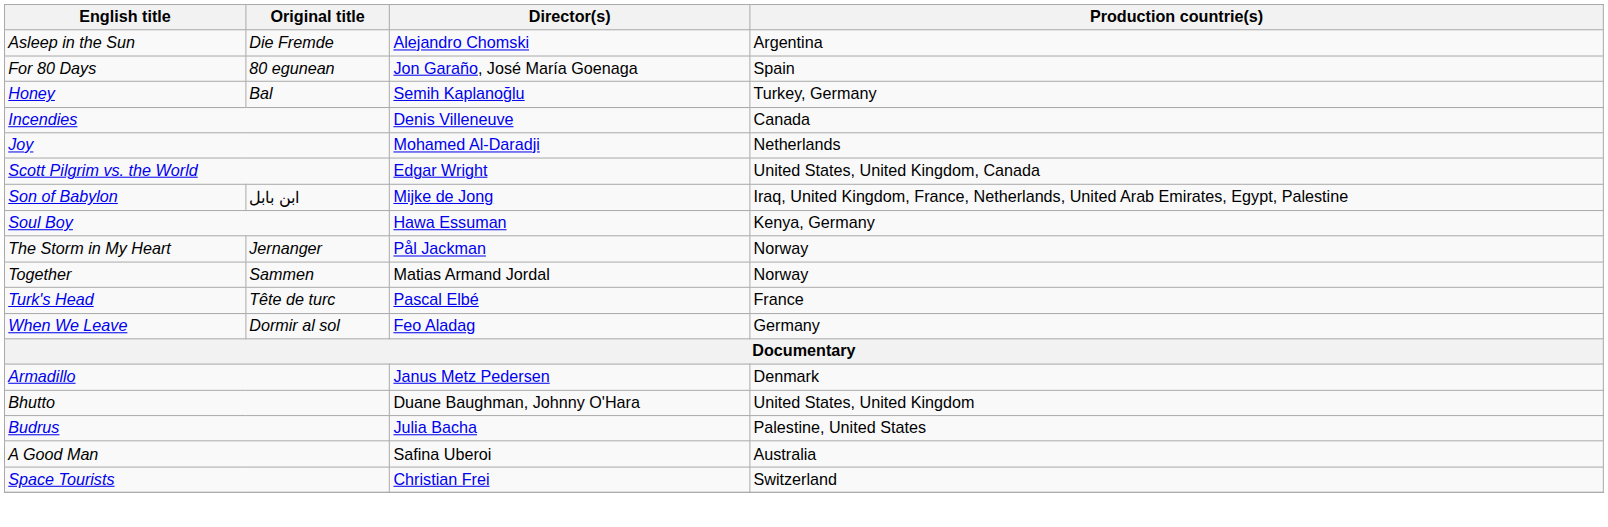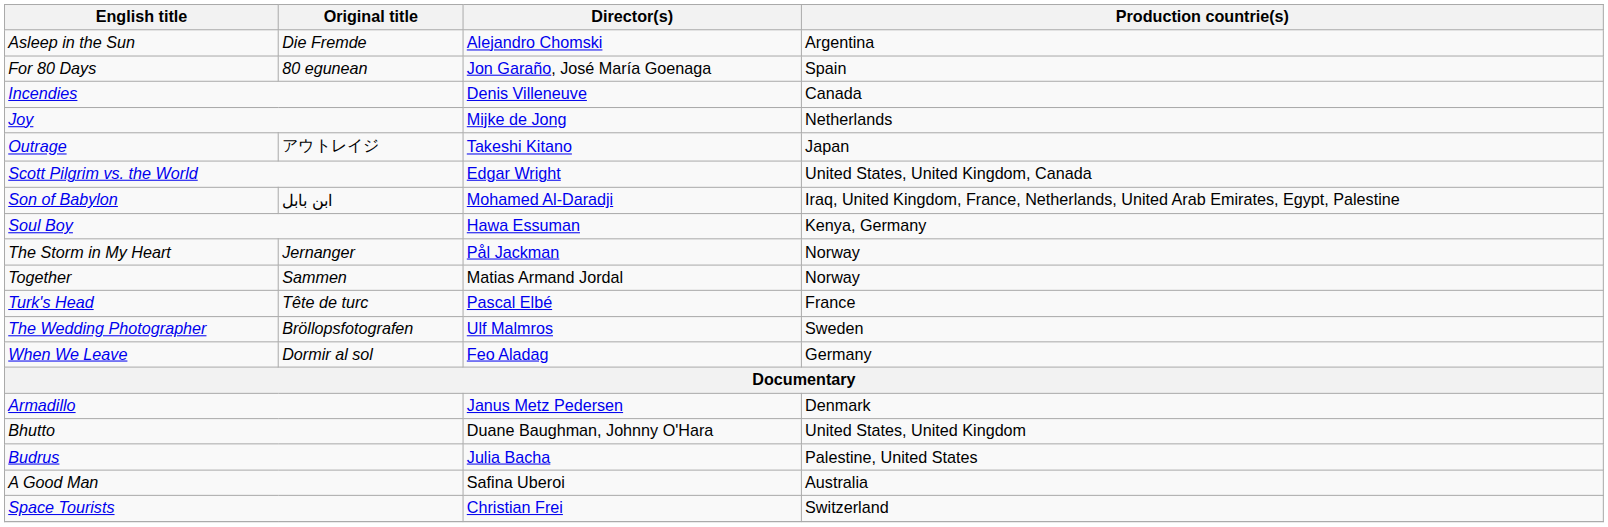- row: (32, 94)
(467, 145) Mohamed Al-Daradji -> (517, 119) Mijke de Jong
+ row: (37, 146)
(443, 197) Mijke de Jong -> (540, 200) Mohamed Al-Daradji
+ row: (107, 328)
